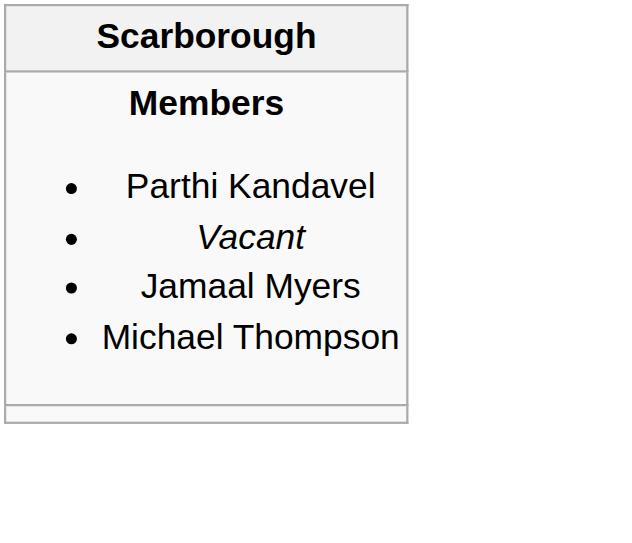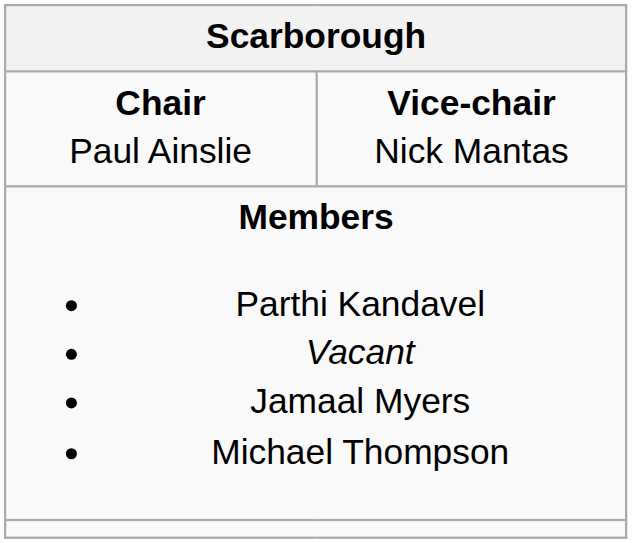+ row: (161, 127)
